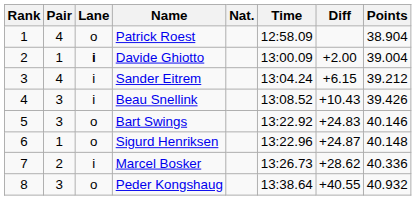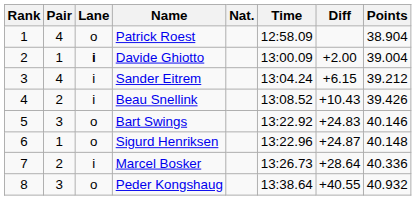(59, 100) 3 -> (59, 100) 2
(340, 164) +28.62 -> (340, 164) +28.64
